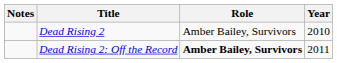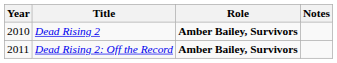columns swapped: (319, 13) <-> (21, 13)
(239, 31) normal -> (238, 31) bold
